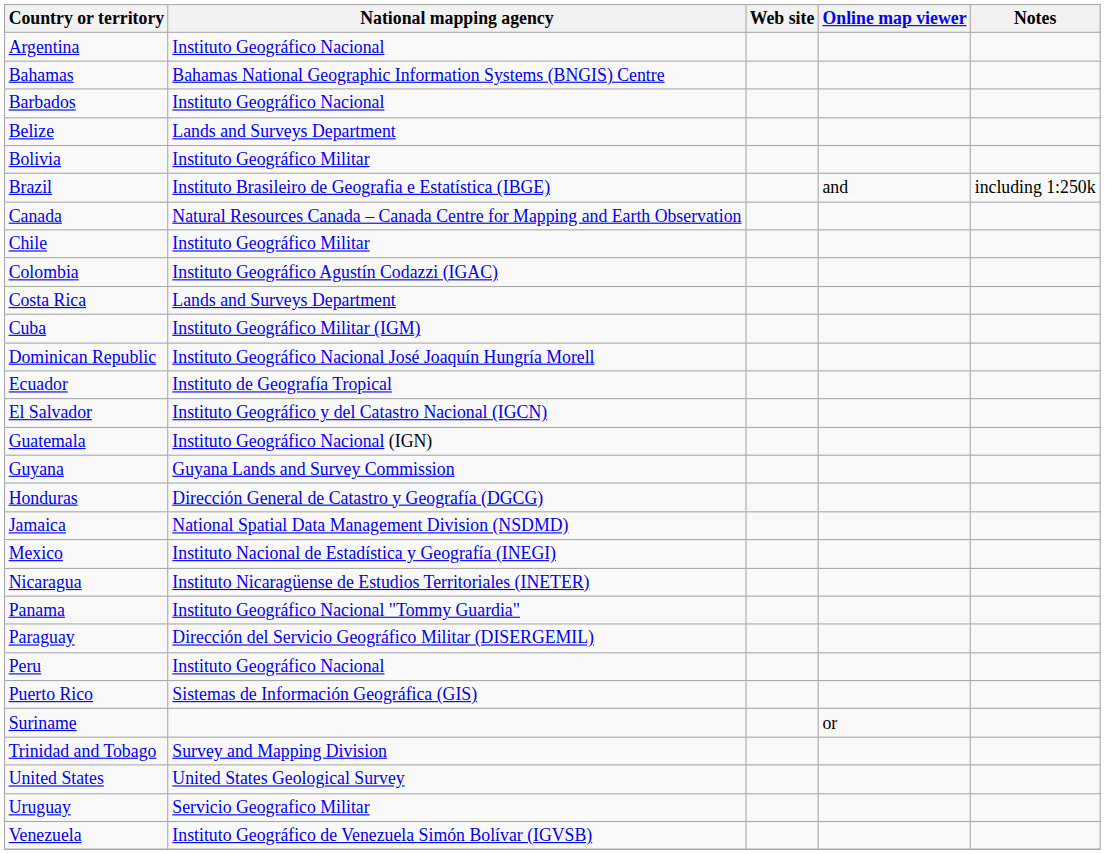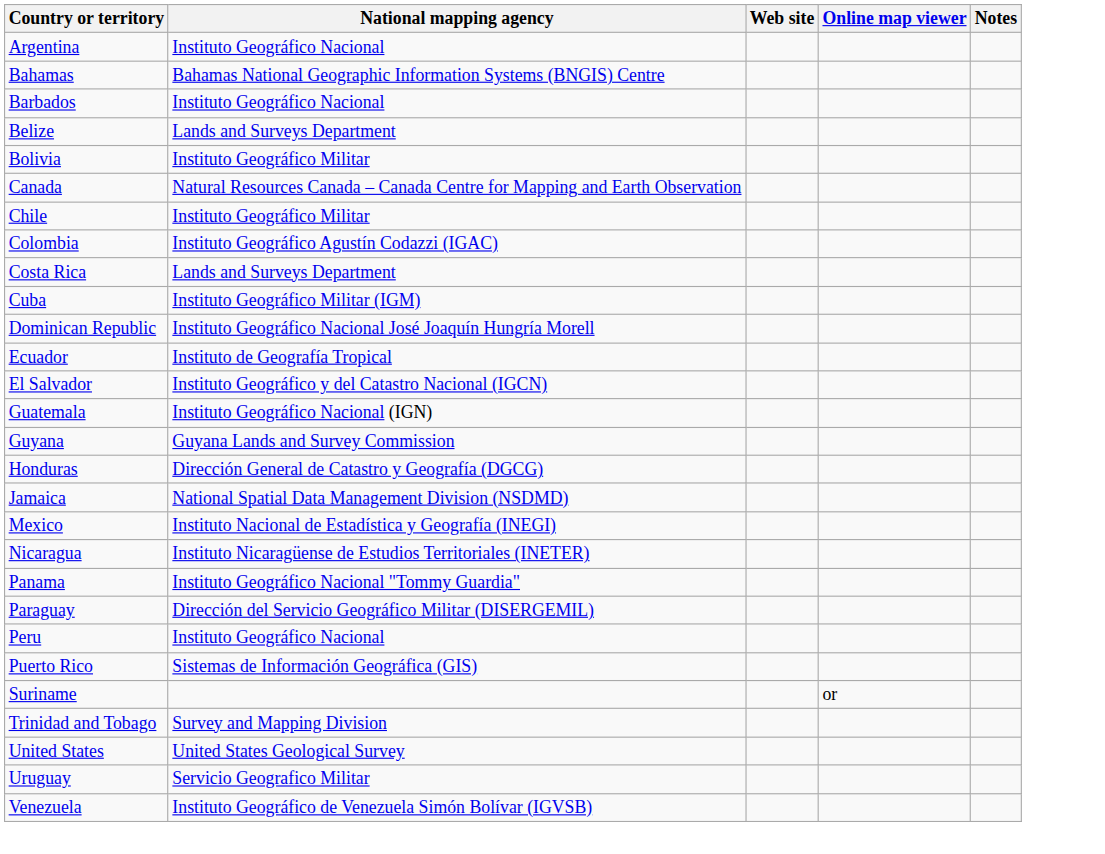- row: (30, 187)
